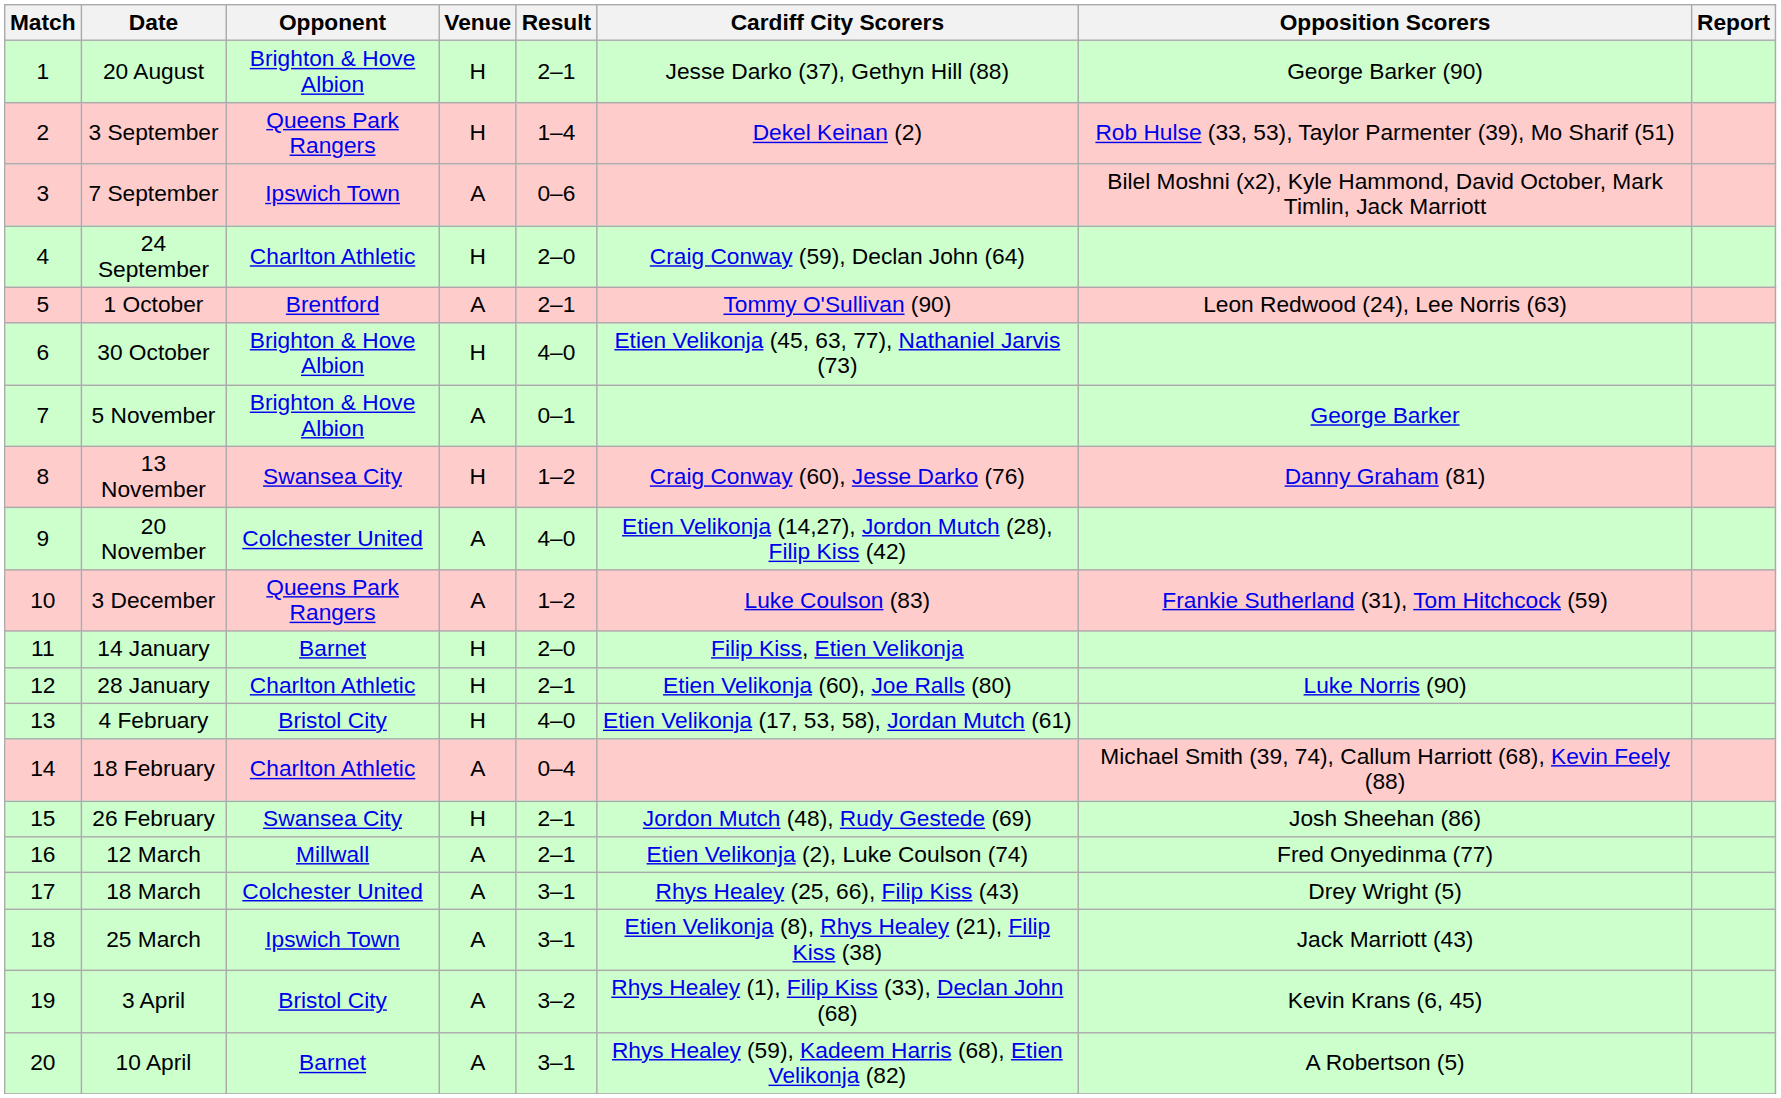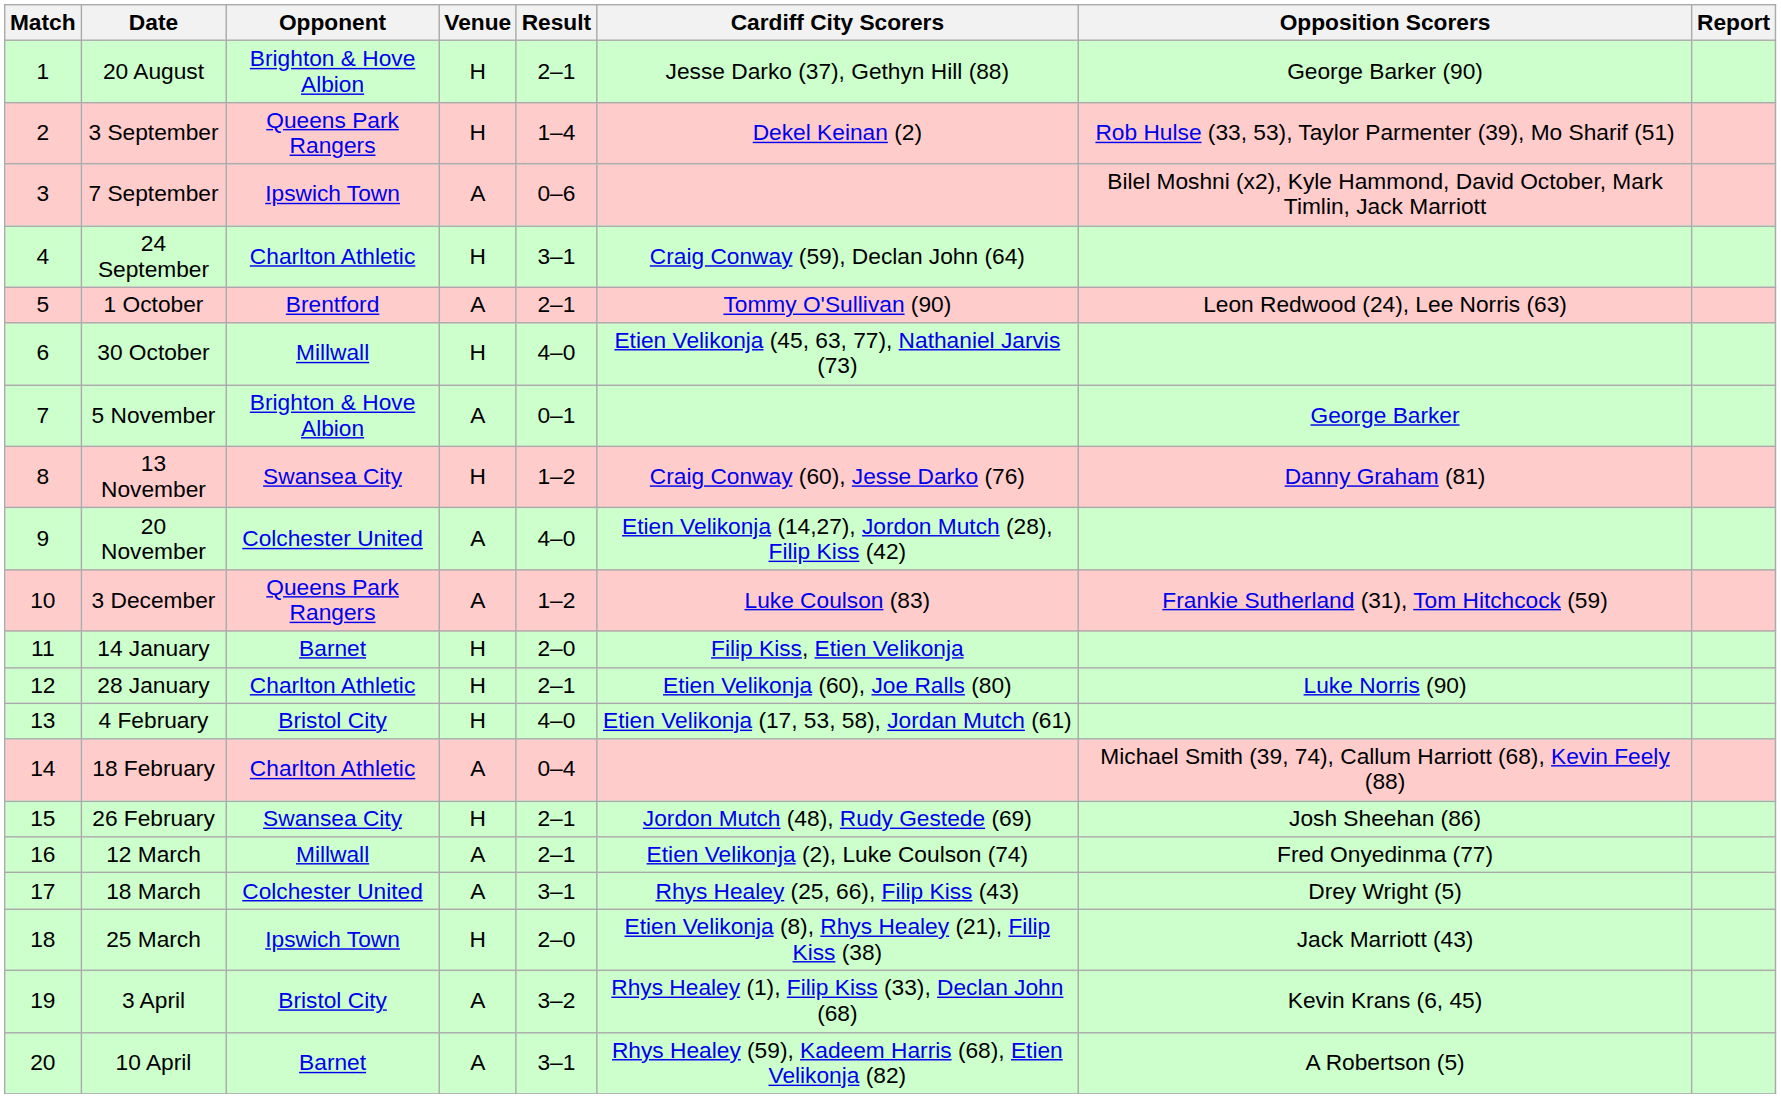(556, 256) 2–0 -> (556, 256) 3–1
(333, 353) Brighton & Hove Albion -> (333, 353) Millwall
(478, 939) A -> (478, 939) H
(556, 939) 3–1 -> (556, 939) 2–0
